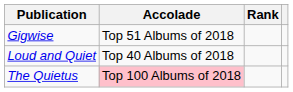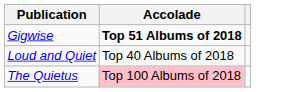- column: (263, 14)
(168, 35) normal -> (172, 35) bold
